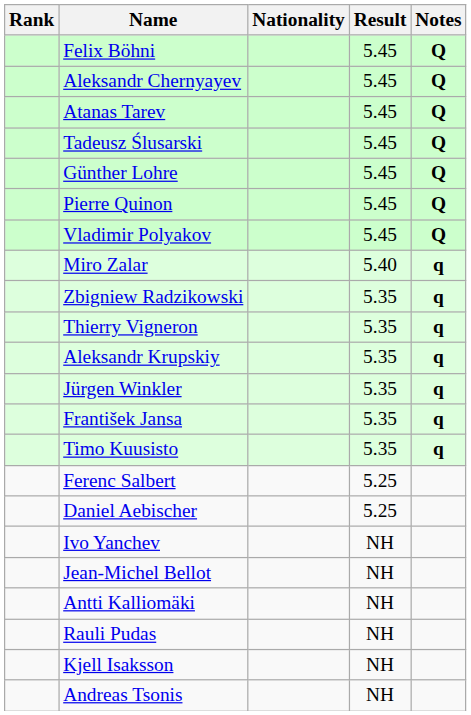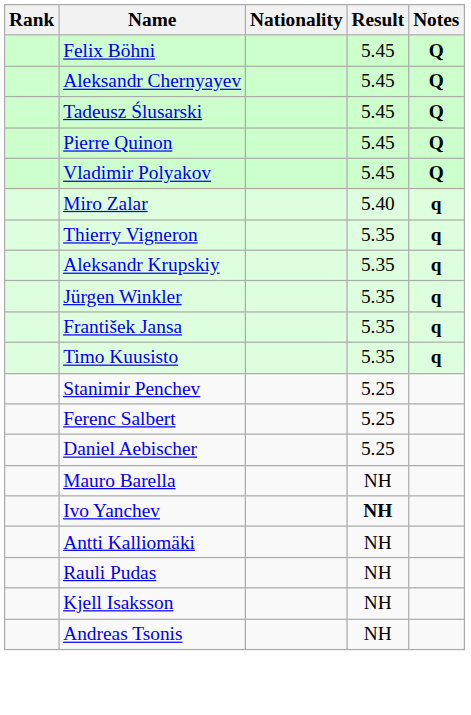- row: (114, 111)
- row: (120, 173)
- row: (153, 296)
+ row: (132, 388)
+ row: (119, 480)
(380, 541) normal -> (378, 511) bold
- row: (137, 572)
